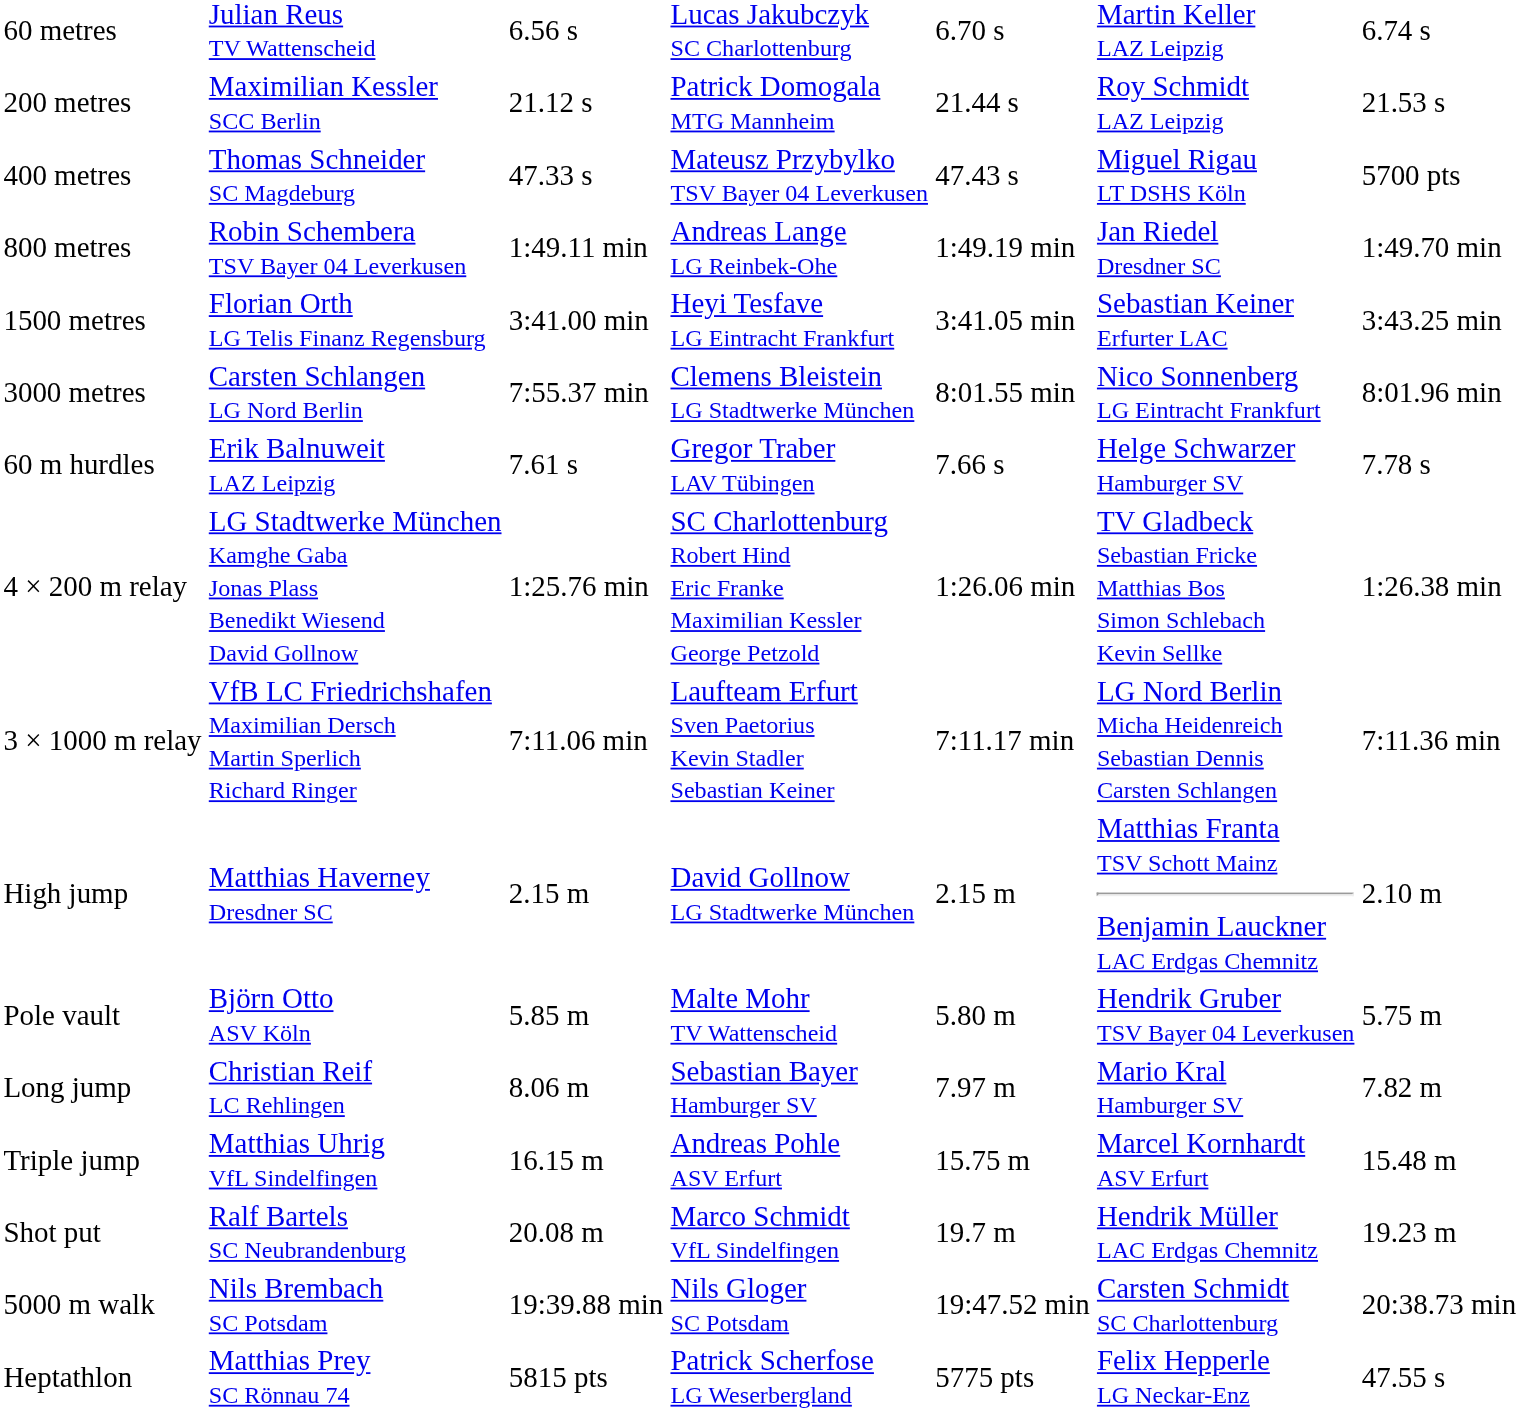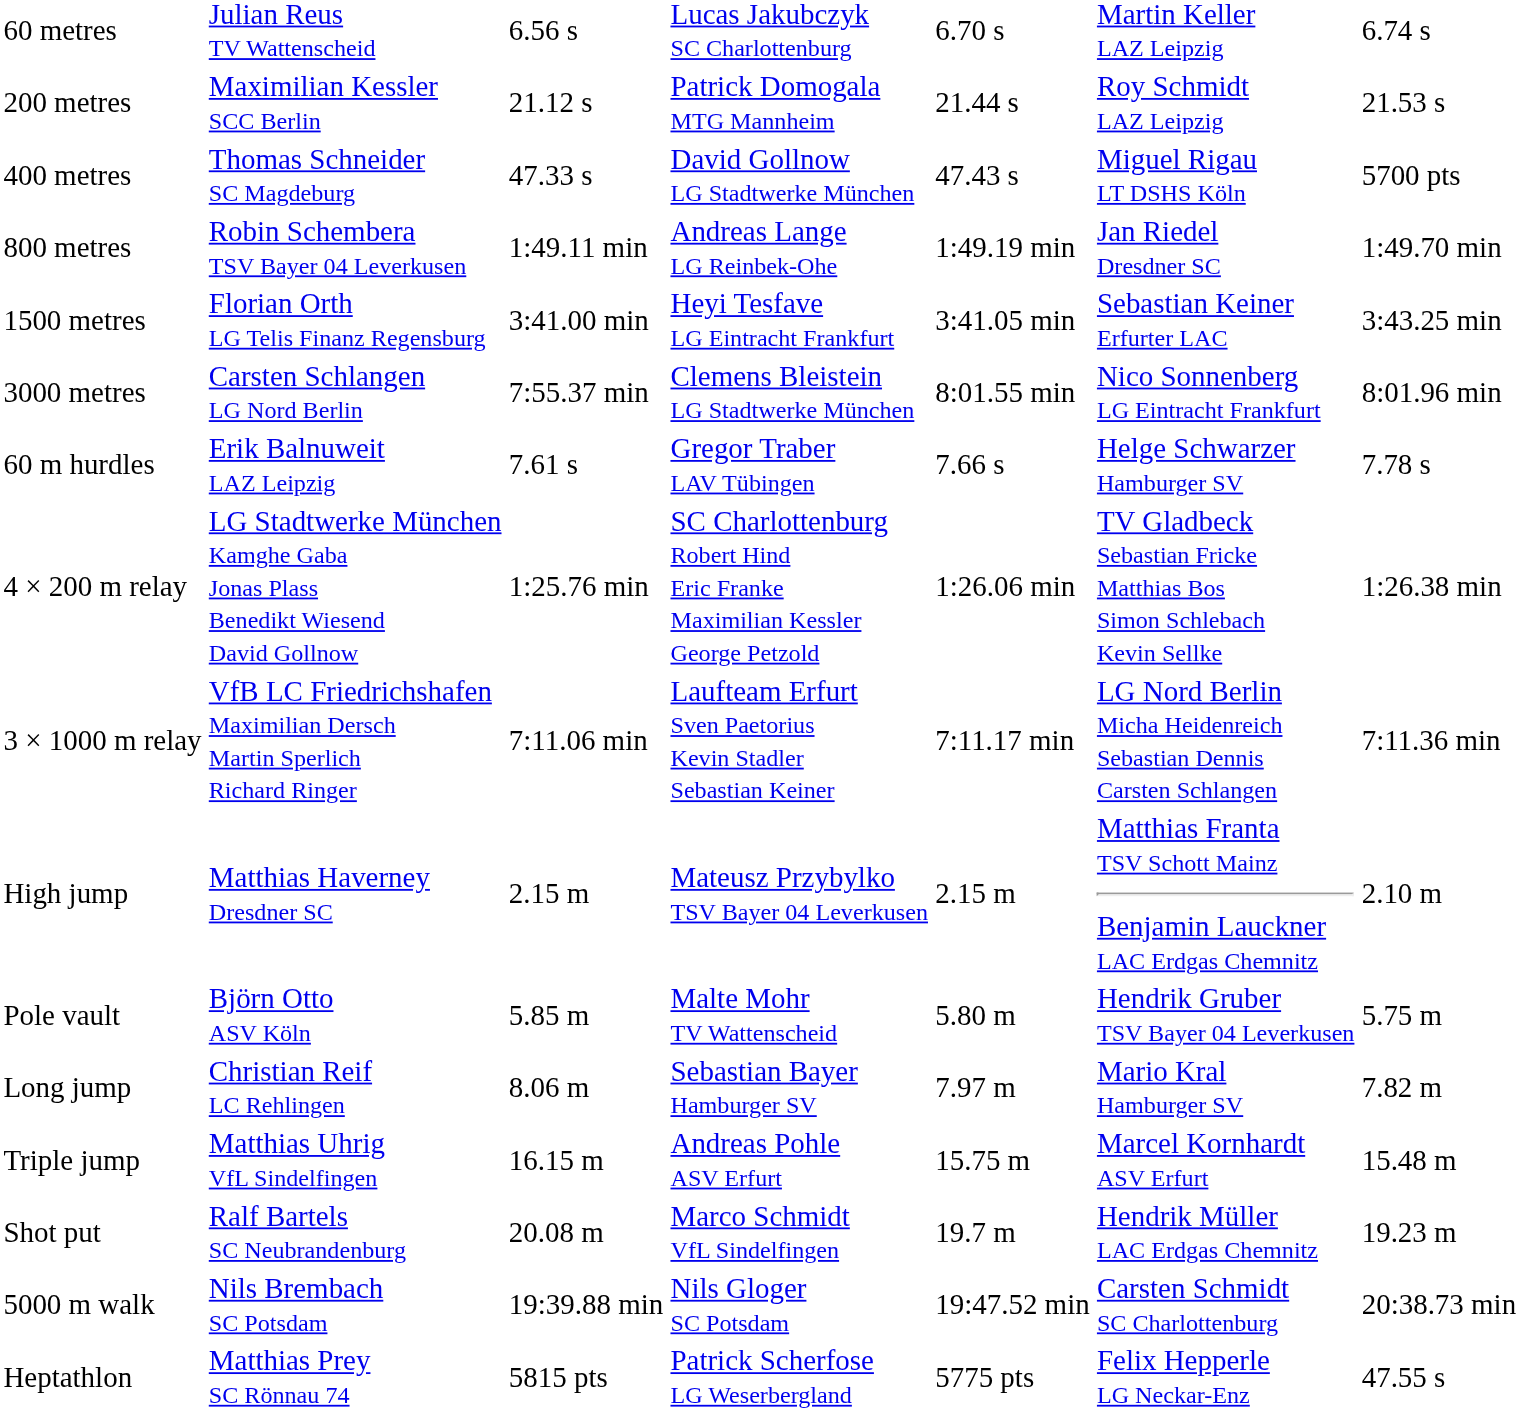(799, 175) Mateusz Przybylko TSV Bayer 04 Leverkusen -> (792, 175) David Gollnow LG Stadtwerke München
(792, 893) David Gollnow LG Stadtwerke München -> (799, 893) Mateusz Przybylko TSV Bayer 04 Leverkusen
